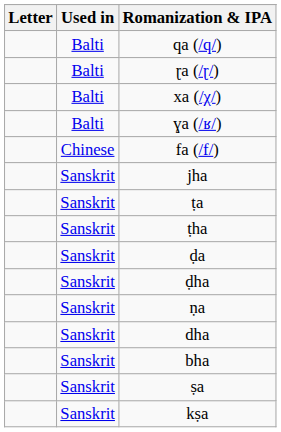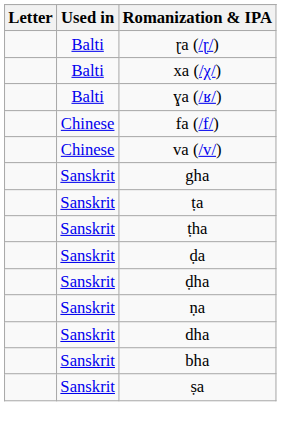- row: (197, 44)
+ row: (197, 149)
+ row: (197, 176)
- row: (197, 176)
- row: (197, 413)
